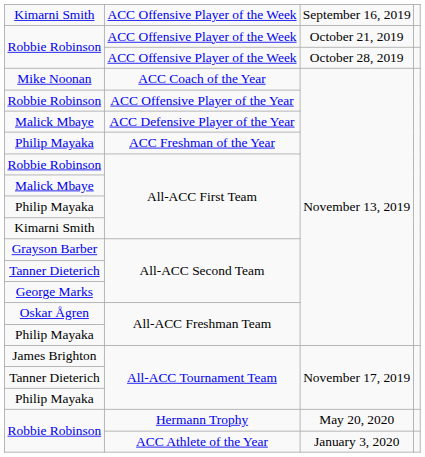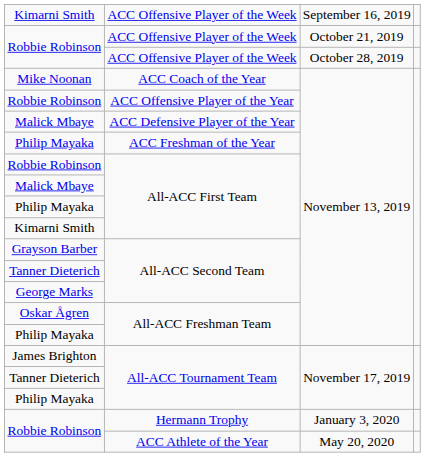(357, 420) May 20, 2020 -> (357, 420) January 3, 2020
(357, 441) January 3, 2020 -> (357, 441) May 20, 2020
